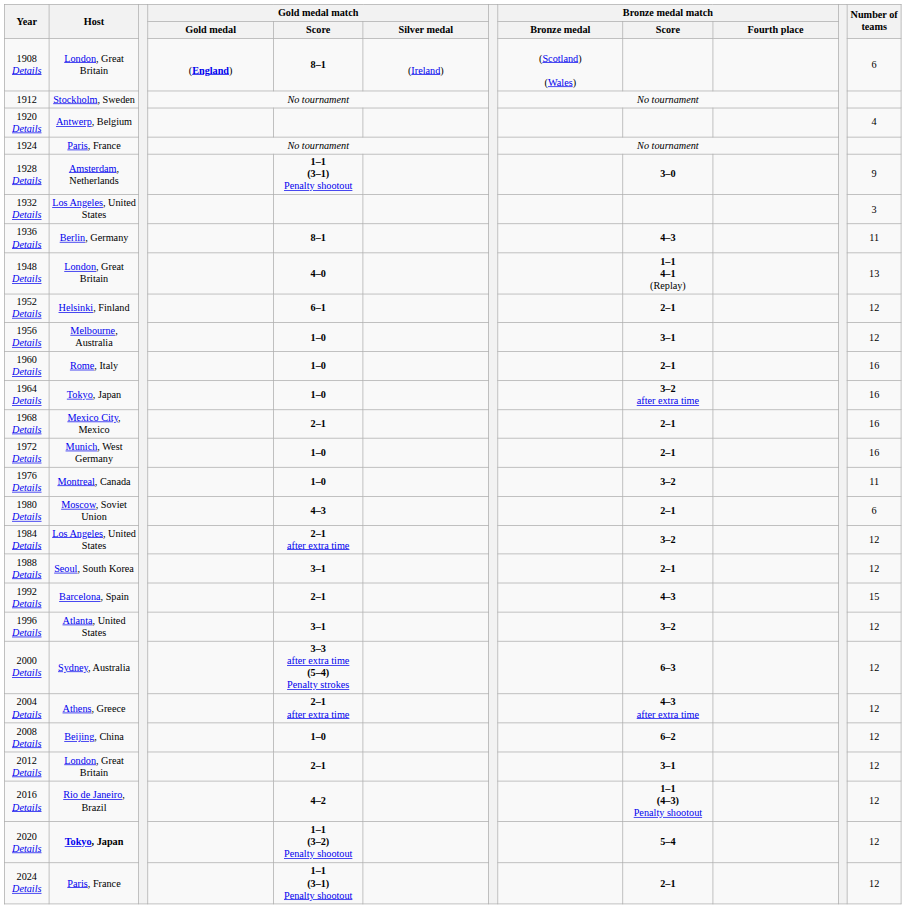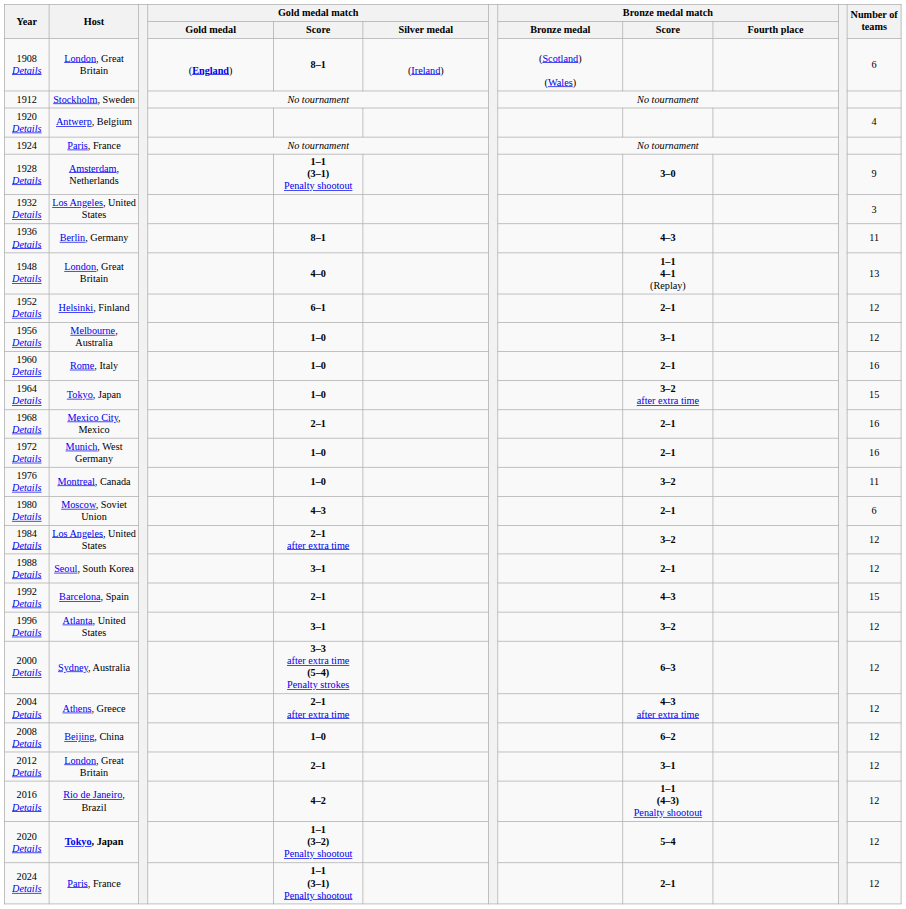(874, 395) 16 -> (874, 395) 15
